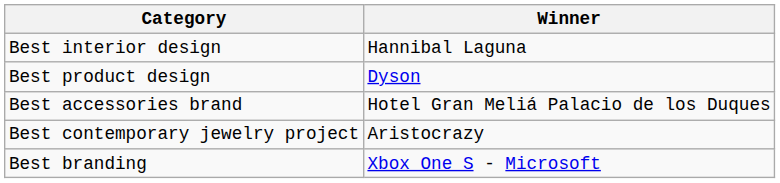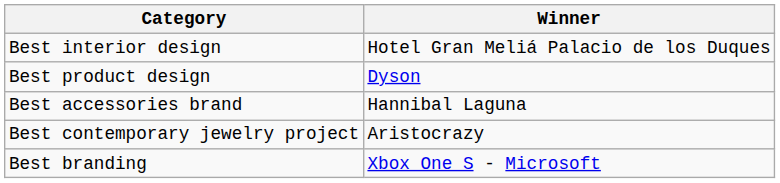(447, 48) Hannibal Laguna -> (569, 48) Hotel Gran Meliá Palacio de los Duques
(569, 106) Hotel Gran Meliá Palacio de los Duques -> (447, 106) Hannibal Laguna
